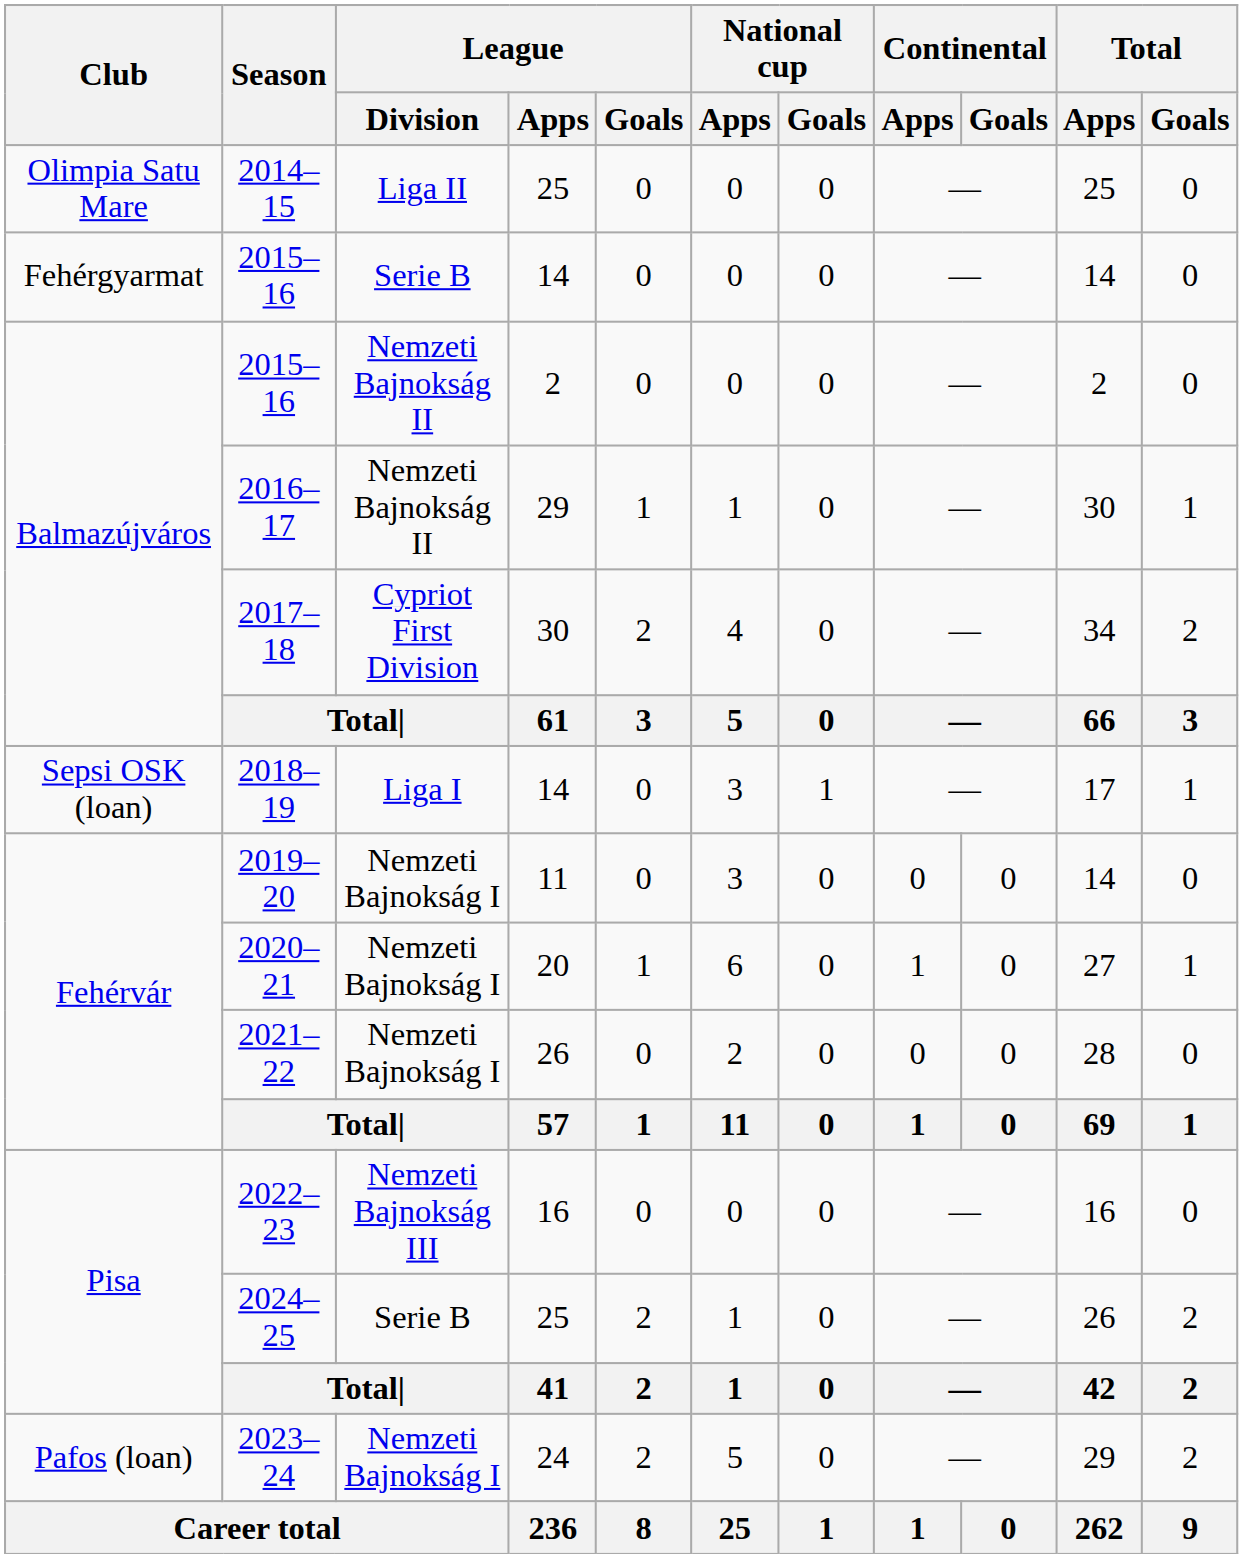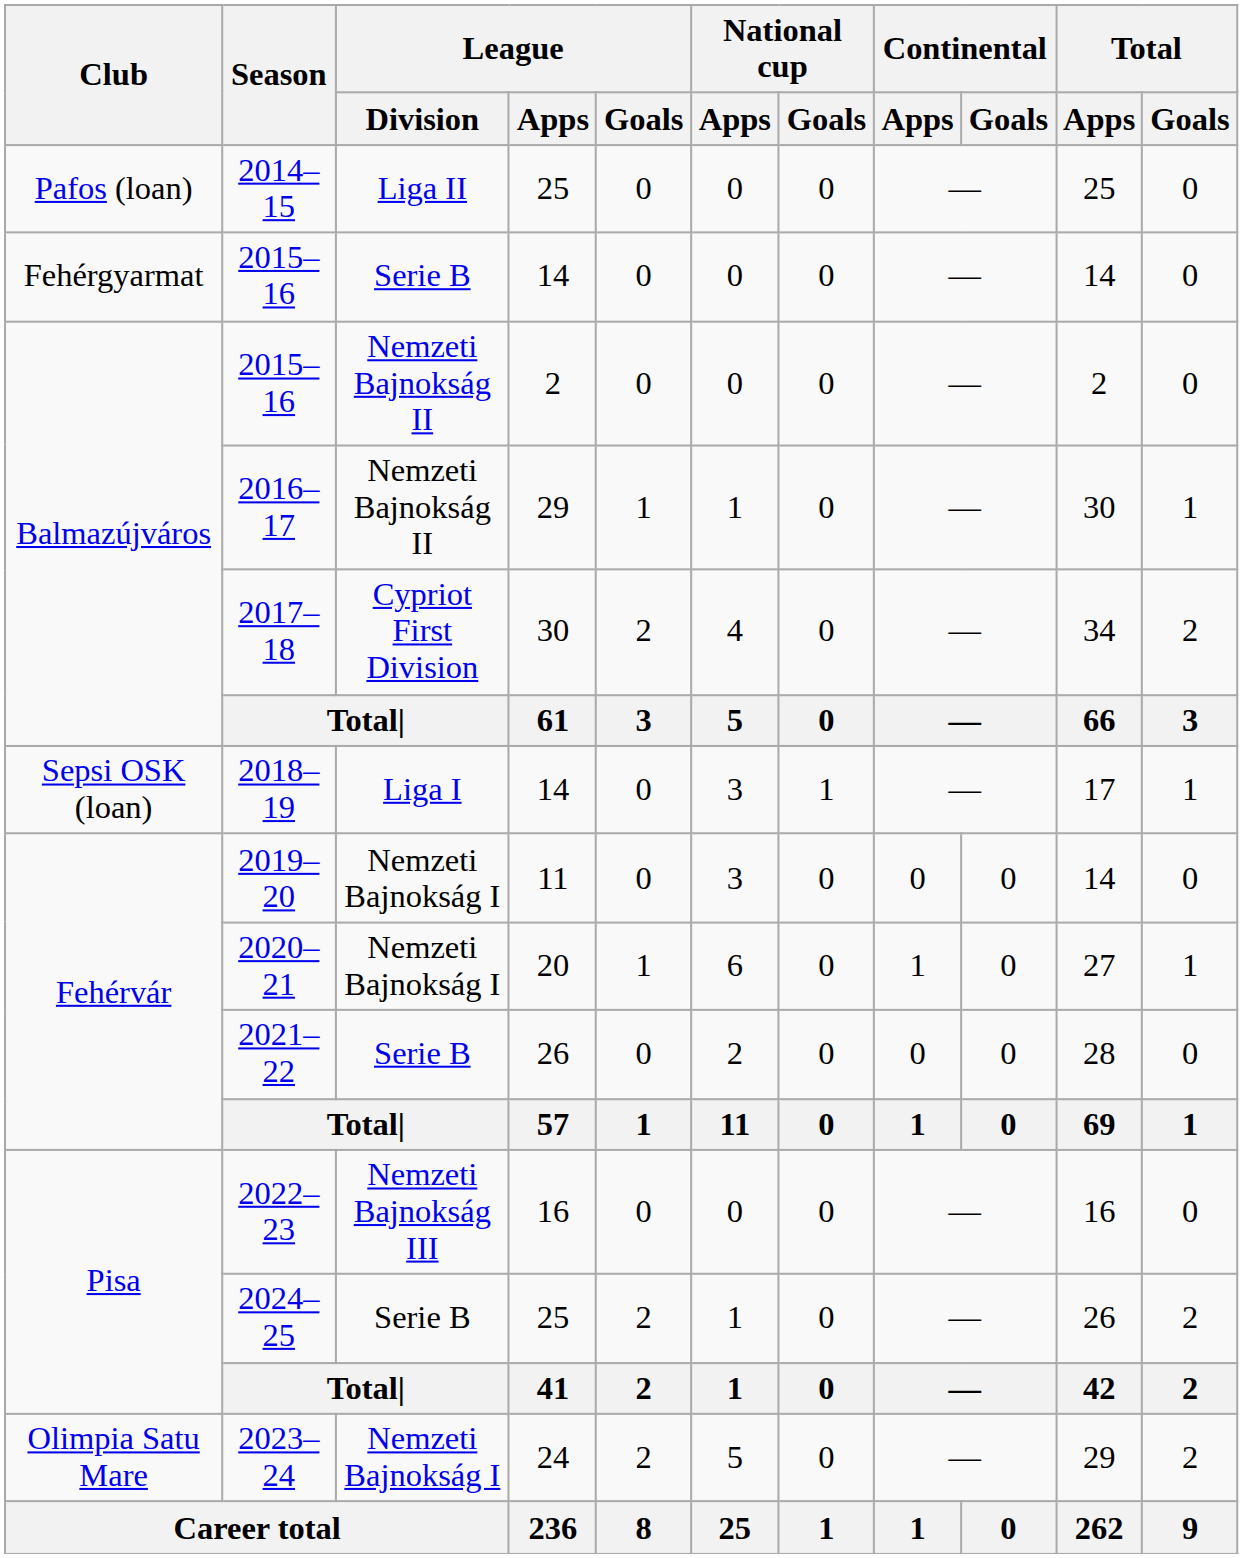(114, 188) Olimpia Satu Mare -> (114, 188) Pafos (loan)
(422, 1053) Nemzeti Bajnokság I -> (422, 1053) Serie B
(114, 1457) Pafos (loan) -> (114, 1457) Olimpia Satu Mare
